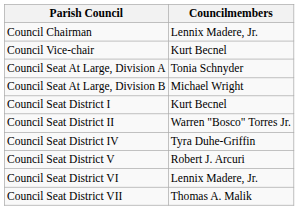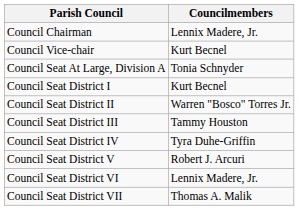- row: (86, 86)
+ row: (63, 123)
